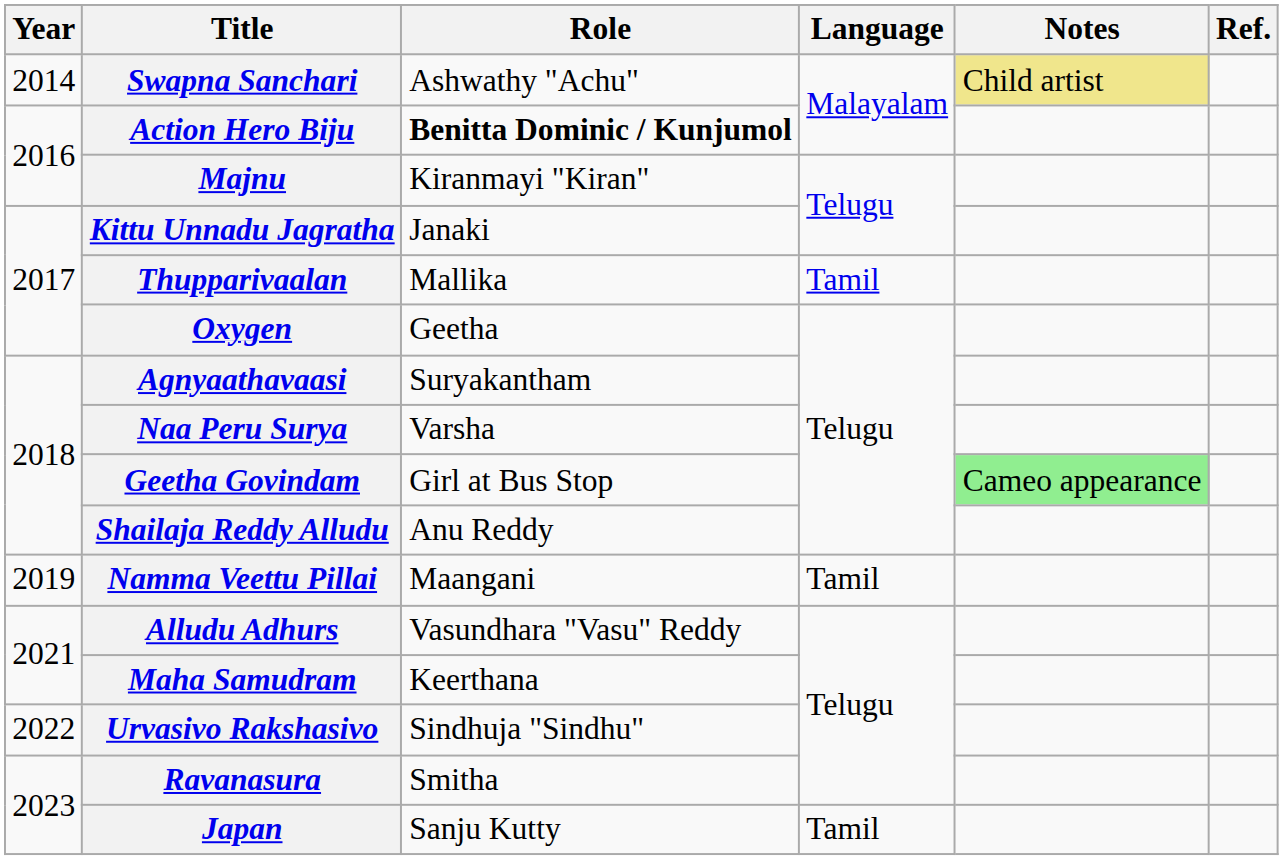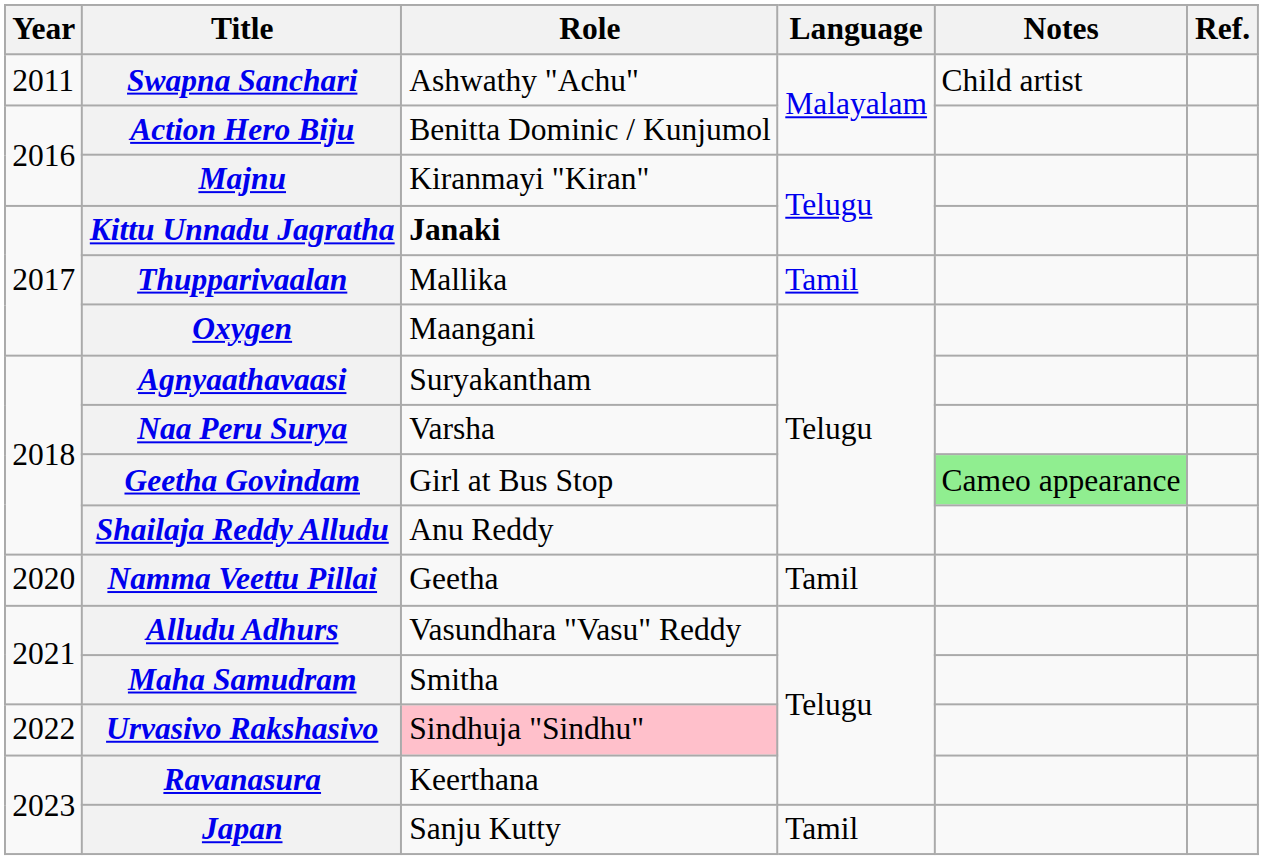(44, 79) 2014 -> (43, 79) 2011
(1033, 79) khaki background -> (1012, 79) no background
(600, 129) bold -> (590, 129) normal
(449, 229) normal -> (455, 229) bold
(454, 329) Geetha -> (472, 329) Maangani
(44, 579) 2019 -> (44, 579) 2020
(472, 579) Maangani -> (454, 579) Geetha
(474, 679) Keerthana -> (454, 679) Smitha
(527, 729) no background -> (527, 729) pink background
(454, 779) Smitha -> (474, 779) Keerthana
